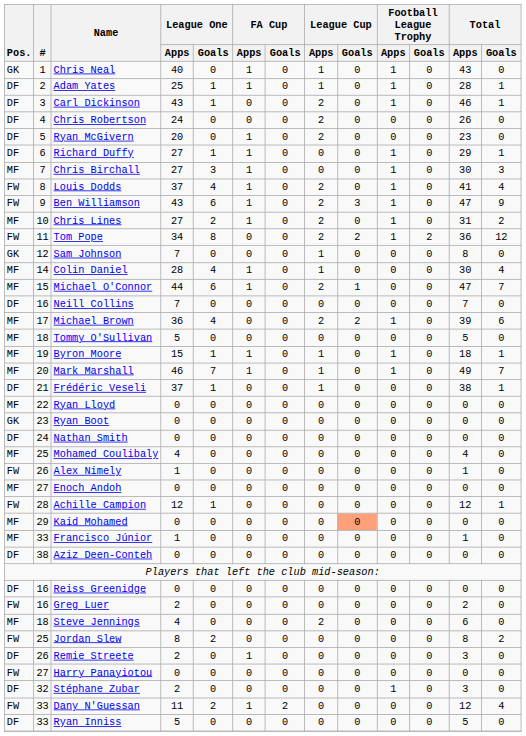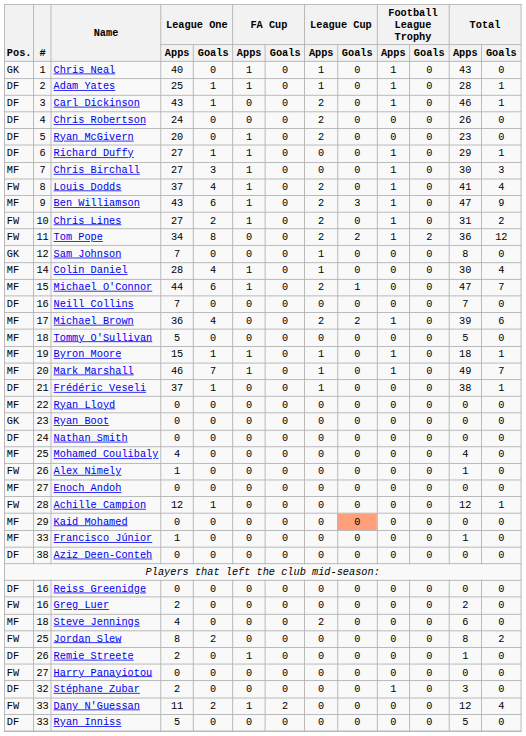(13, 204) FW -> (13, 204) MF
(13, 221) MF -> (13, 221) FW
(465, 656) 3 -> (465, 656) 1
